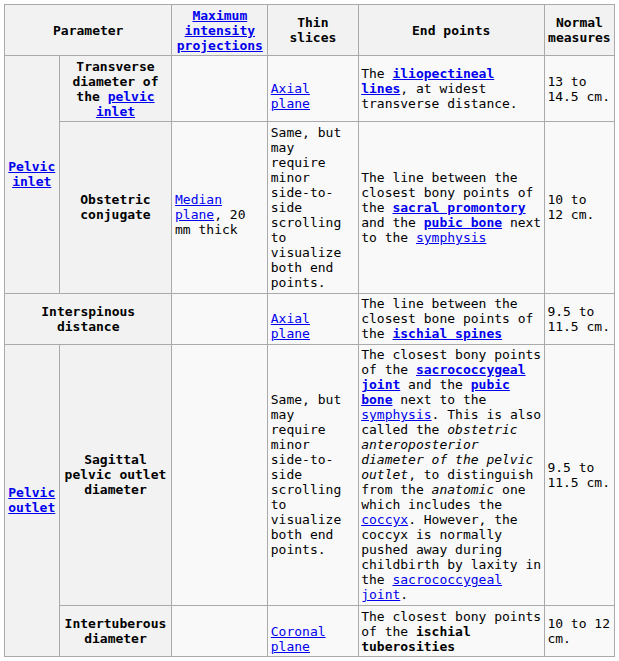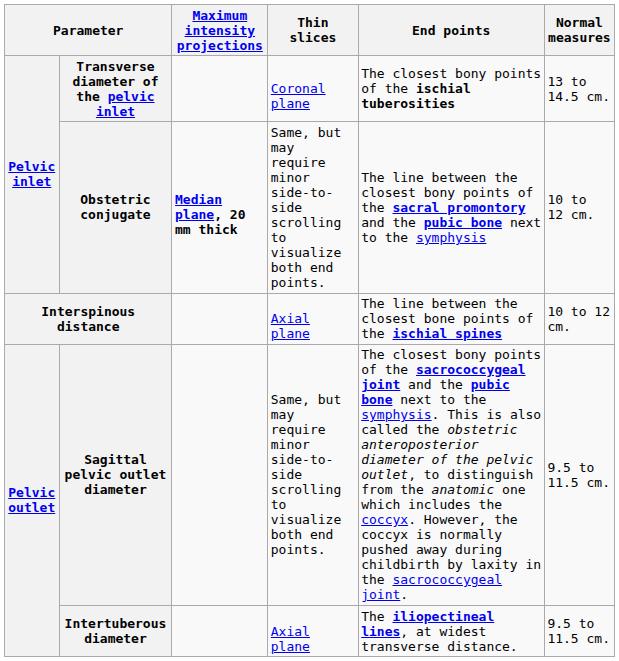(290, 96) Axial plane -> (298, 96) Coronal plane
(439, 89) The iliopectineal lines, at widest transverse distance. -> (451, 89) The closest bony points of the ischial tuberosities
(210, 215) normal -> (210, 215) bold
(579, 319) 9.5 to 11.5 cm. -> (579, 319) 10 to 12 cm.
(298, 639) Coronal plane -> (290, 639) Axial plane
(451, 631) The closest bony points of the ischial tuberosities -> (439, 631) The iliopectineal lines, at widest transverse distance.
(579, 631) 10 to 12 cm. -> (579, 631) 9.5 to 11.5 cm.
